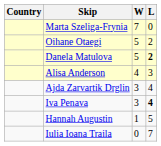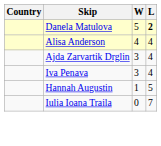- row: (87, 27)
- row: (73, 42)
(151, 73) 3 -> (151, 42) 4
(151, 103) bold -> (151, 73) normal
